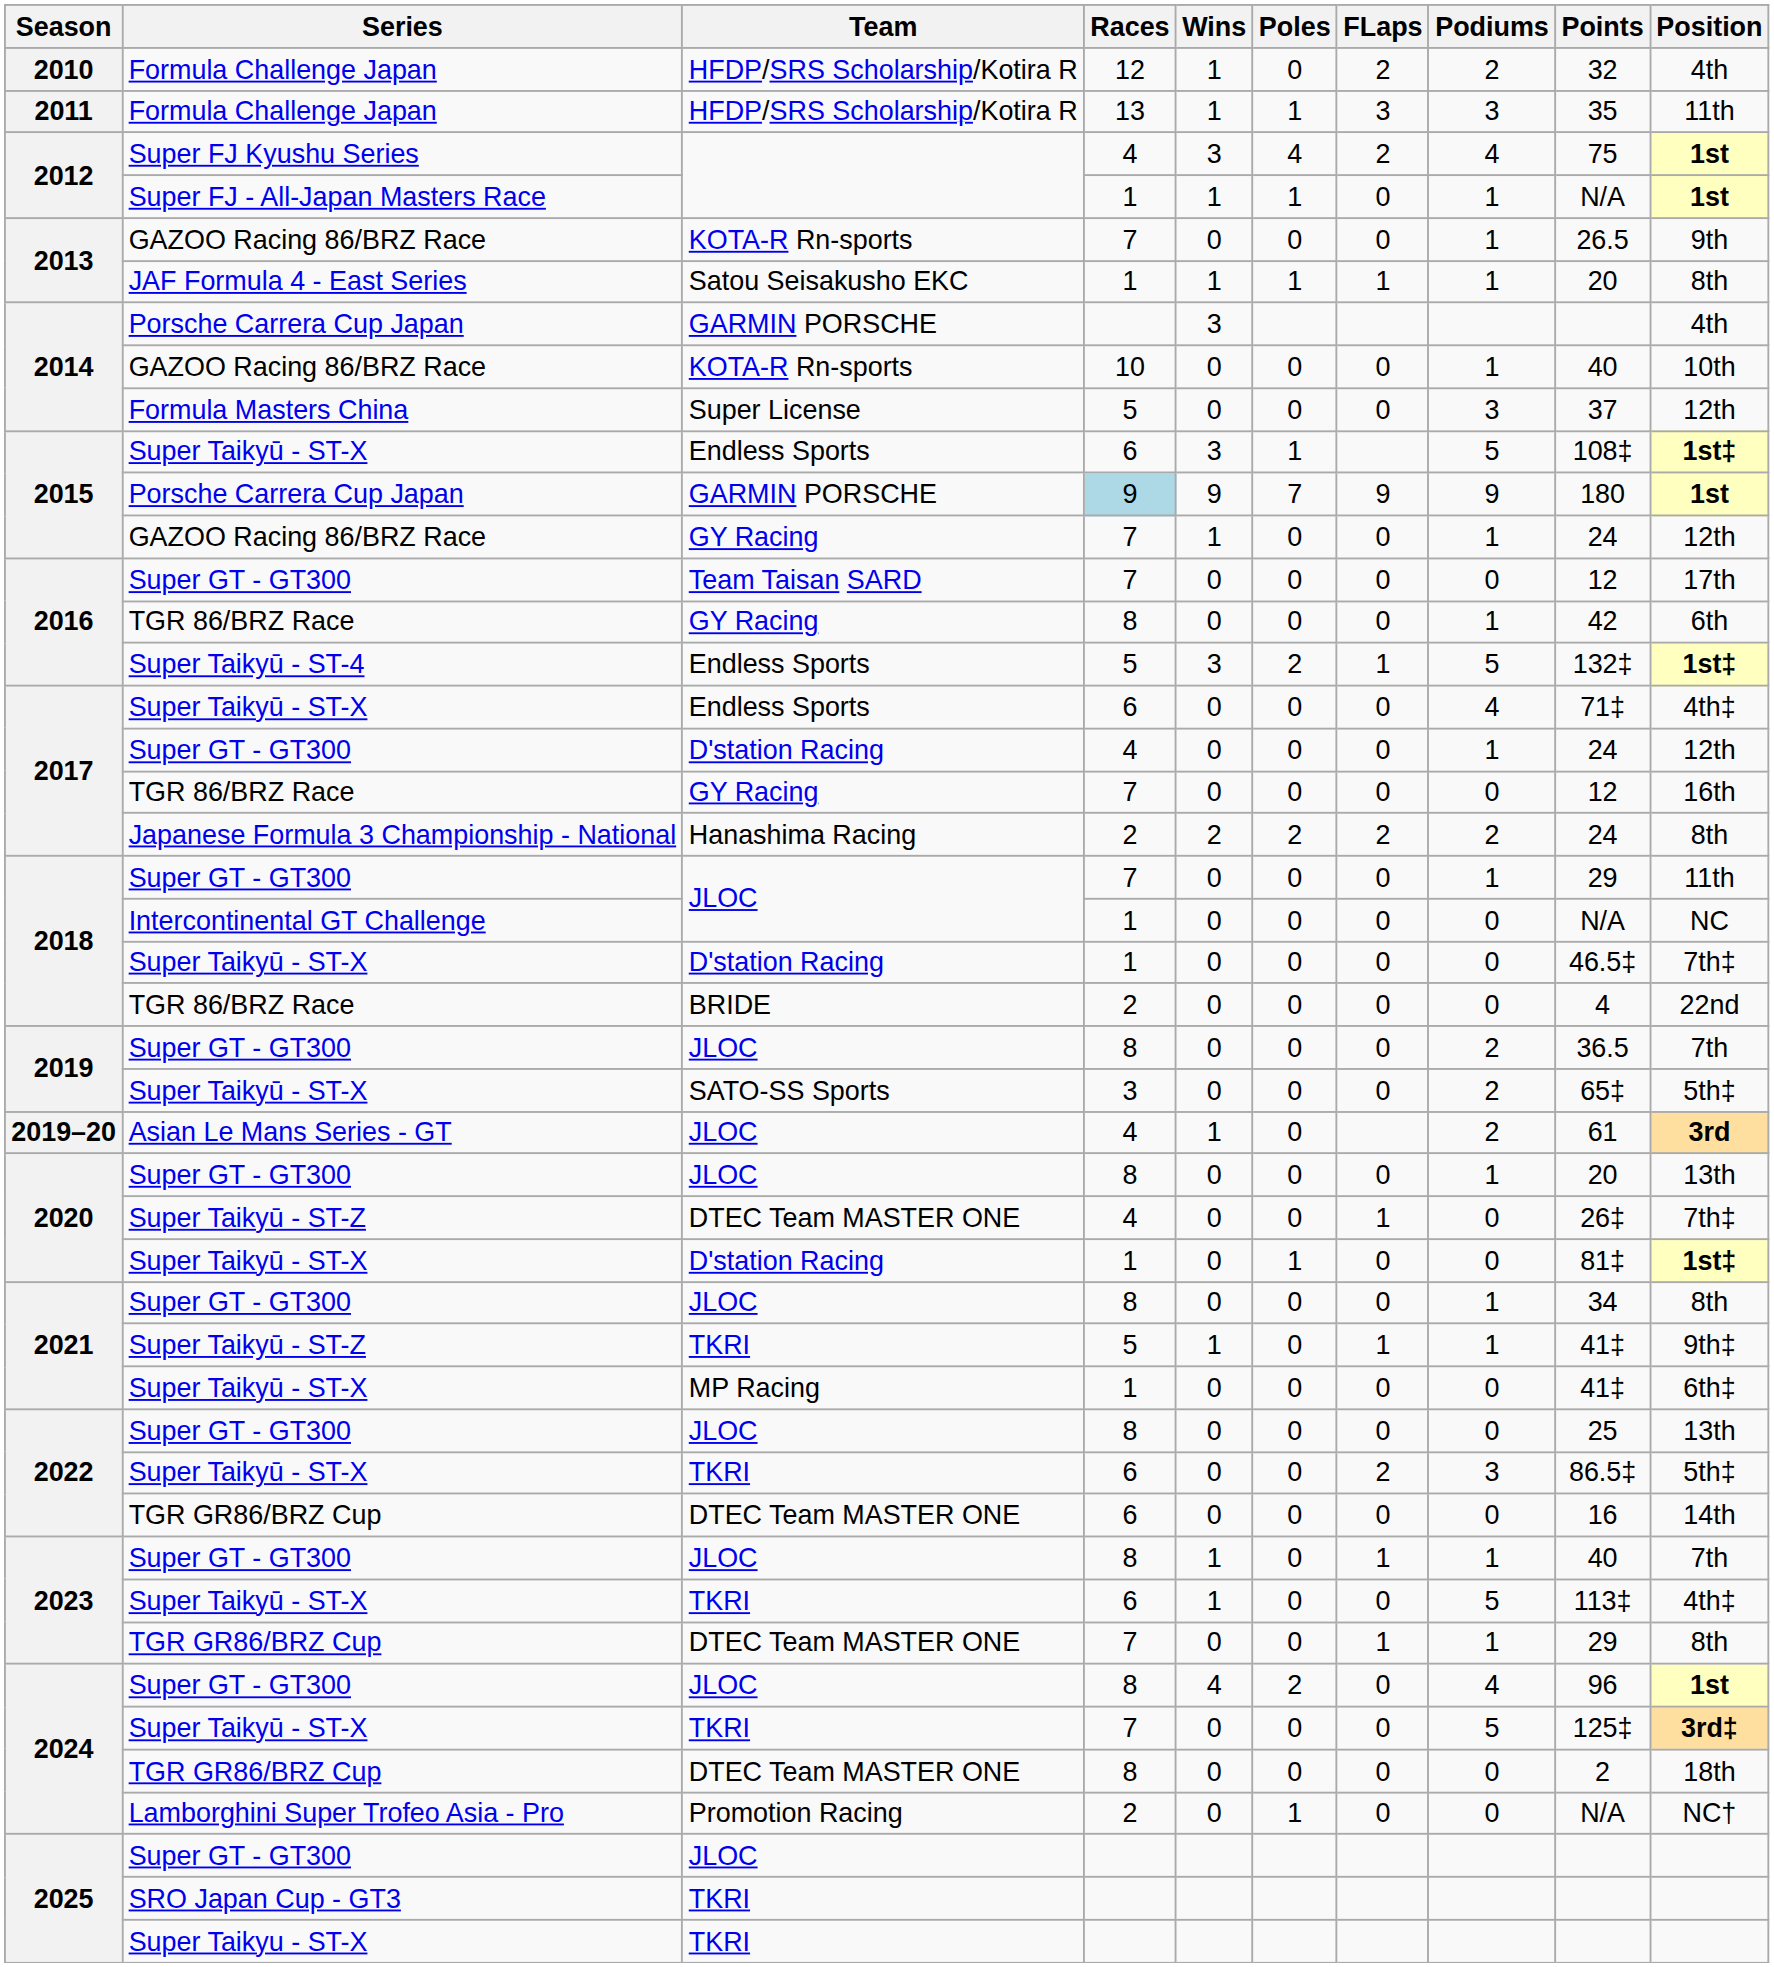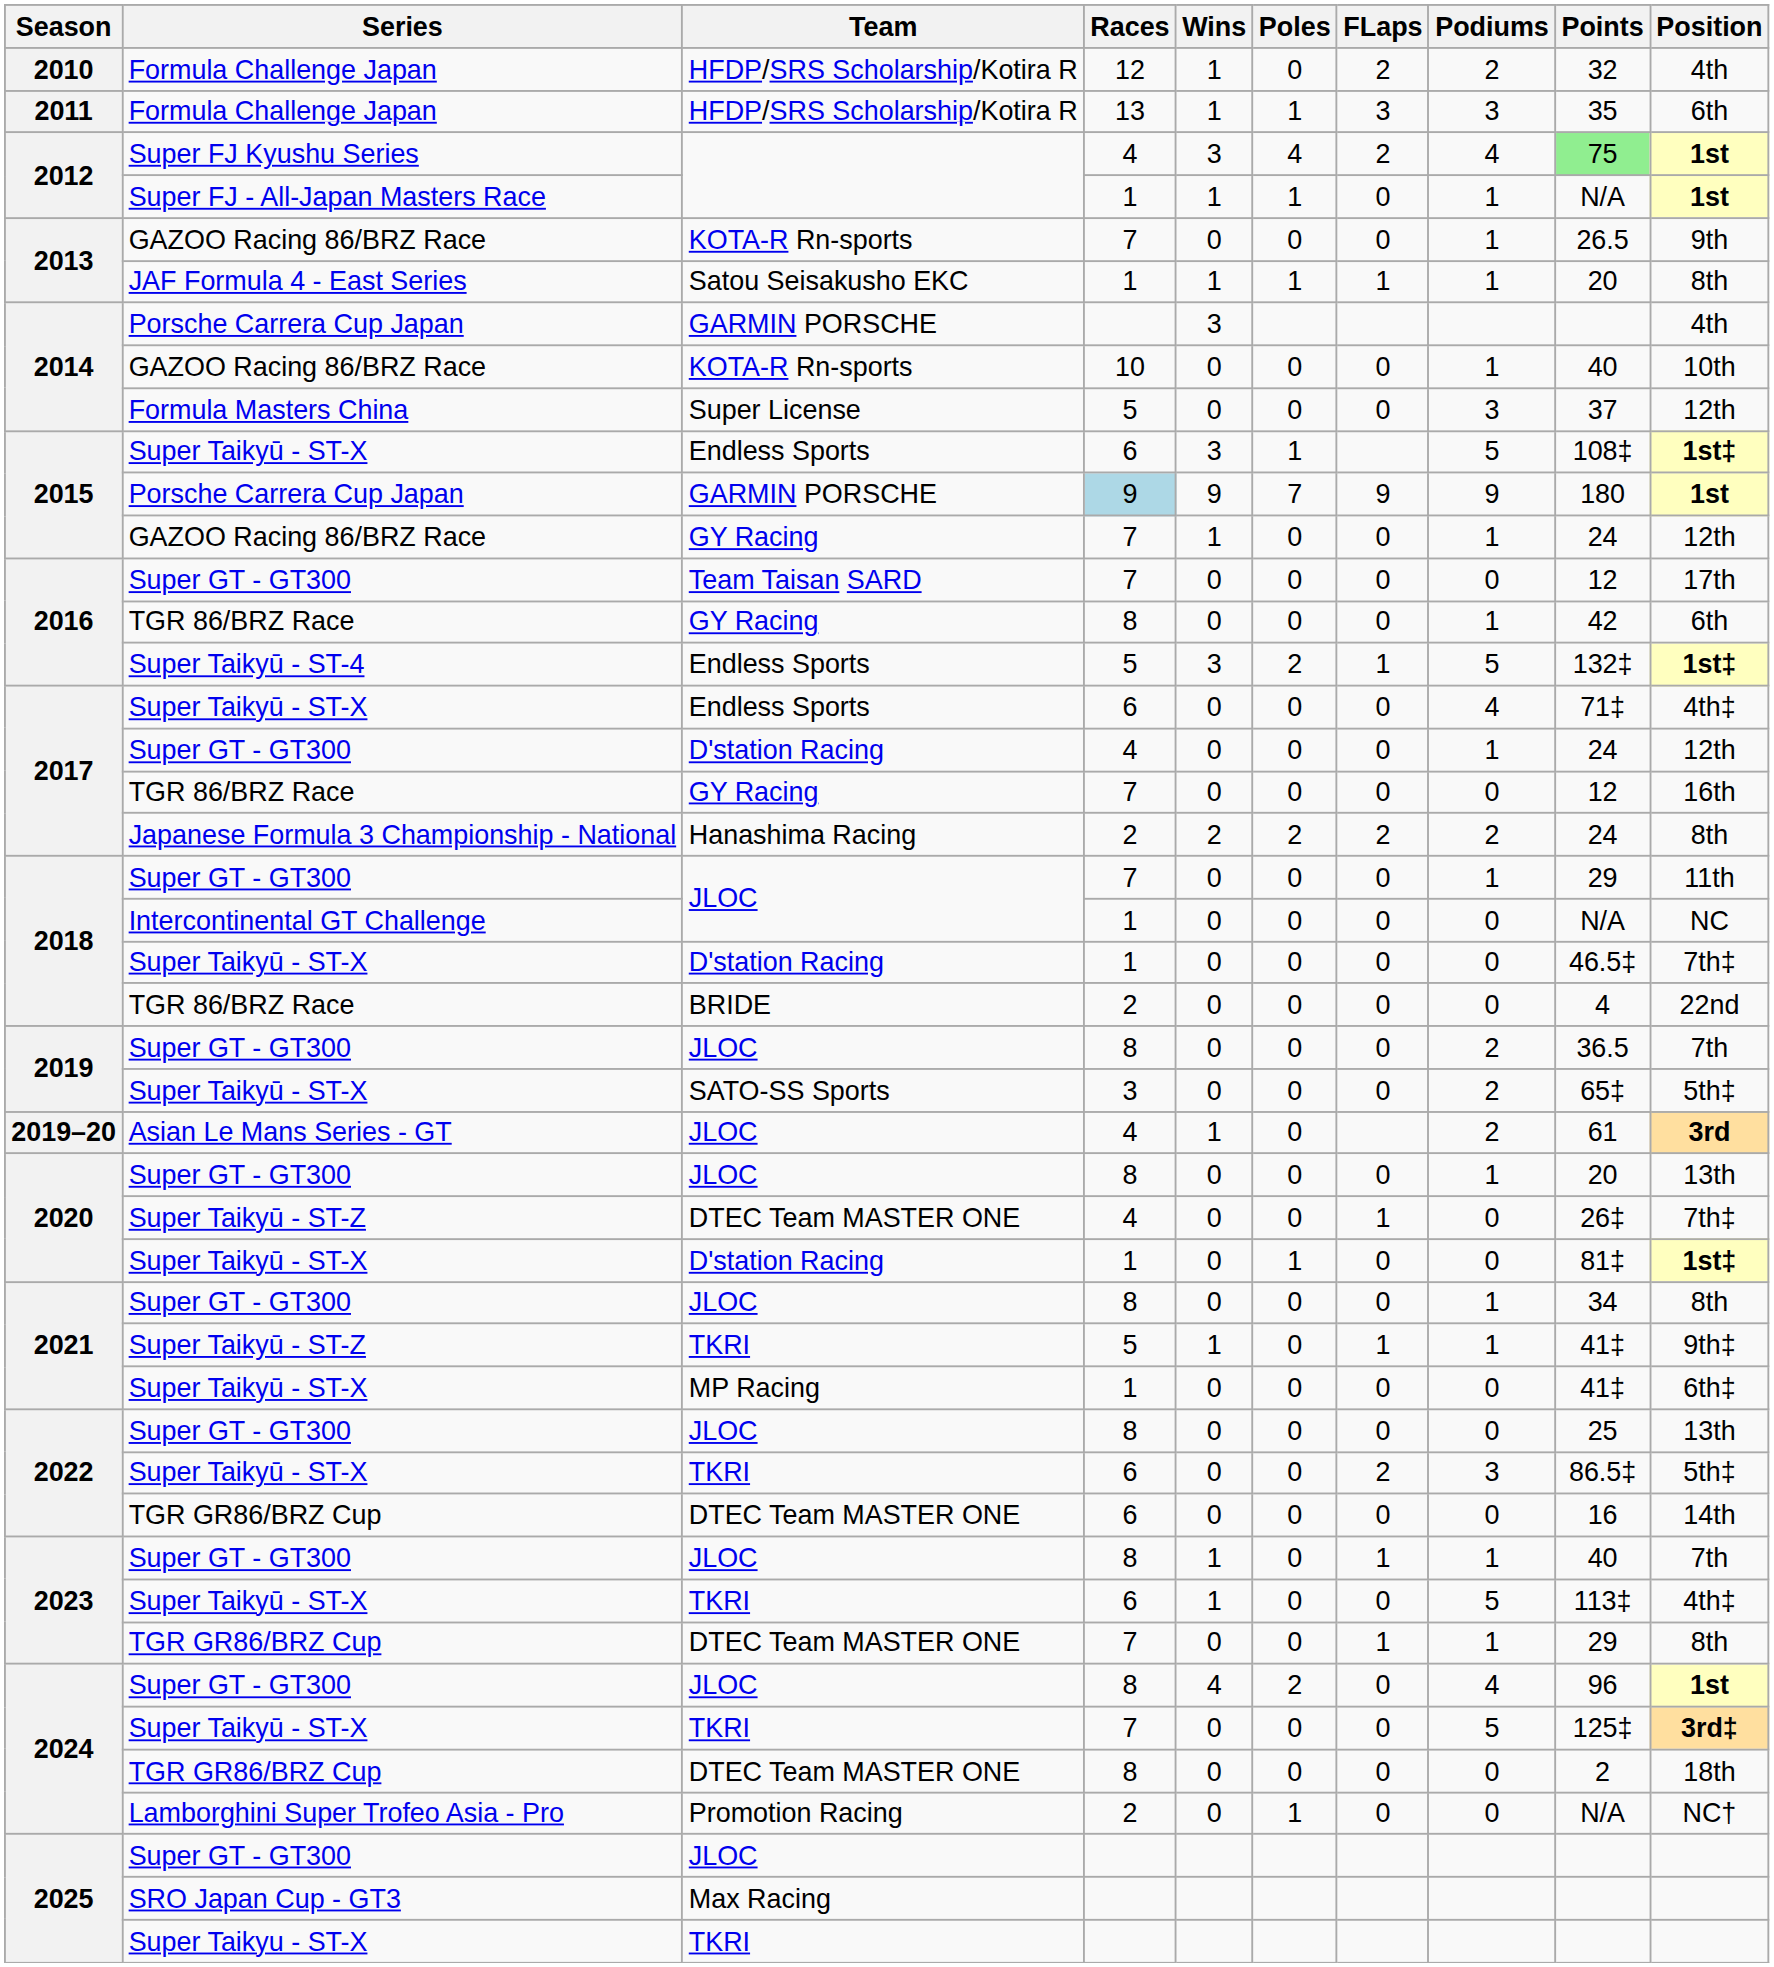(1709, 112) 11th -> (1709, 112) 6th
(1603, 154) no background -> (1603, 154) lightgreen background
(719, 1898) TKRI -> (760, 1898) Max Racing
